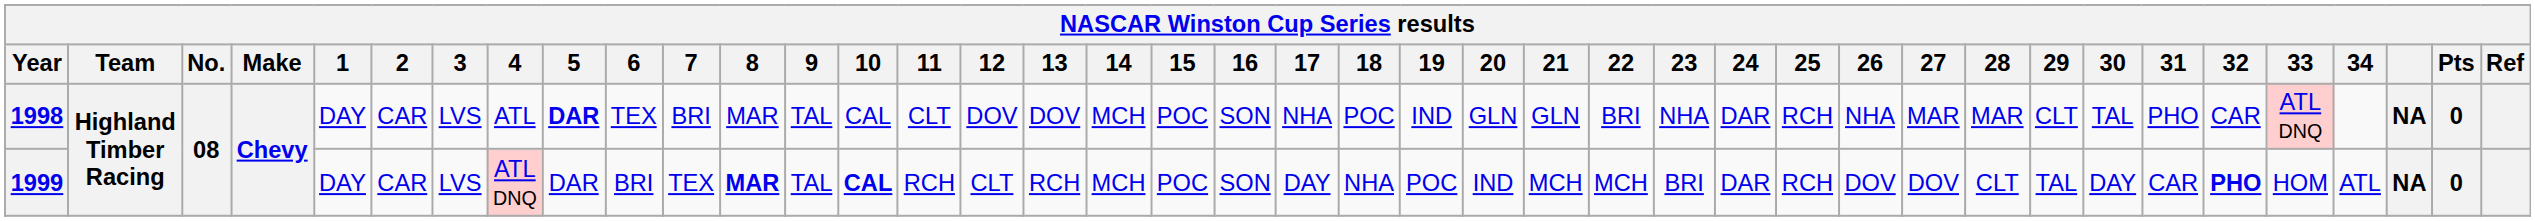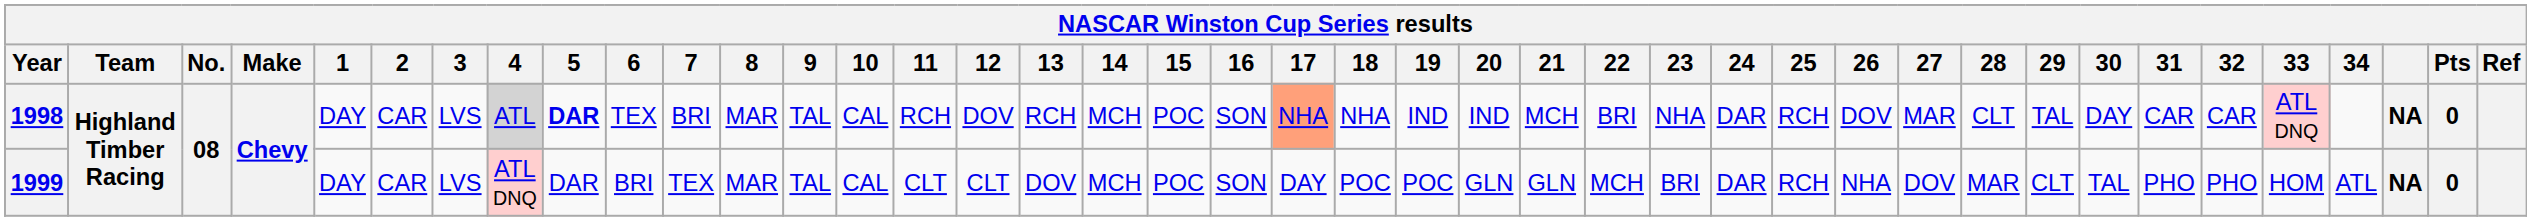(515, 116) no background -> (515, 116) lightgrey background
(929, 116) CLT -> (925, 116) RCH
(1055, 116) DOV -> (1051, 116) RCH
(1307, 116) no background -> (1303, 116) lightsalmon background
(1369, 116) POC -> (1365, 116) NHA
(1493, 116) GLN -> (1489, 116) IND
(1556, 116) GLN -> (1552, 116) MCH
(1870, 116) NHA -> (1866, 116) DOV
(1997, 116) MAR -> (1993, 116) CLT
(2056, 116) CLT -> (2052, 116) TAL
(2113, 116) TAL -> (2109, 116) DAY
(2173, 116) PHO -> (2169, 116) CAR
(752, 183) bold -> (752, 183) normal
(868, 183) bold -> (865, 183) normal
(929, 183) RCH -> (925, 183) CLT
(1055, 183) RCH -> (1051, 183) DOV
(1369, 183) NHA -> (1365, 183) POC
(1493, 183) IND -> (1489, 183) GLN
(1556, 183) MCH -> (1552, 183) GLN
(1870, 183) DOV -> (1866, 183) NHA
(1997, 183) CLT -> (1993, 183) MAR
(2056, 183) TAL -> (2052, 183) CLT
(2113, 183) DAY -> (2109, 183) TAL
(2173, 183) CAR -> (2169, 183) PHO
(2236, 183) bold -> (2232, 183) normal
